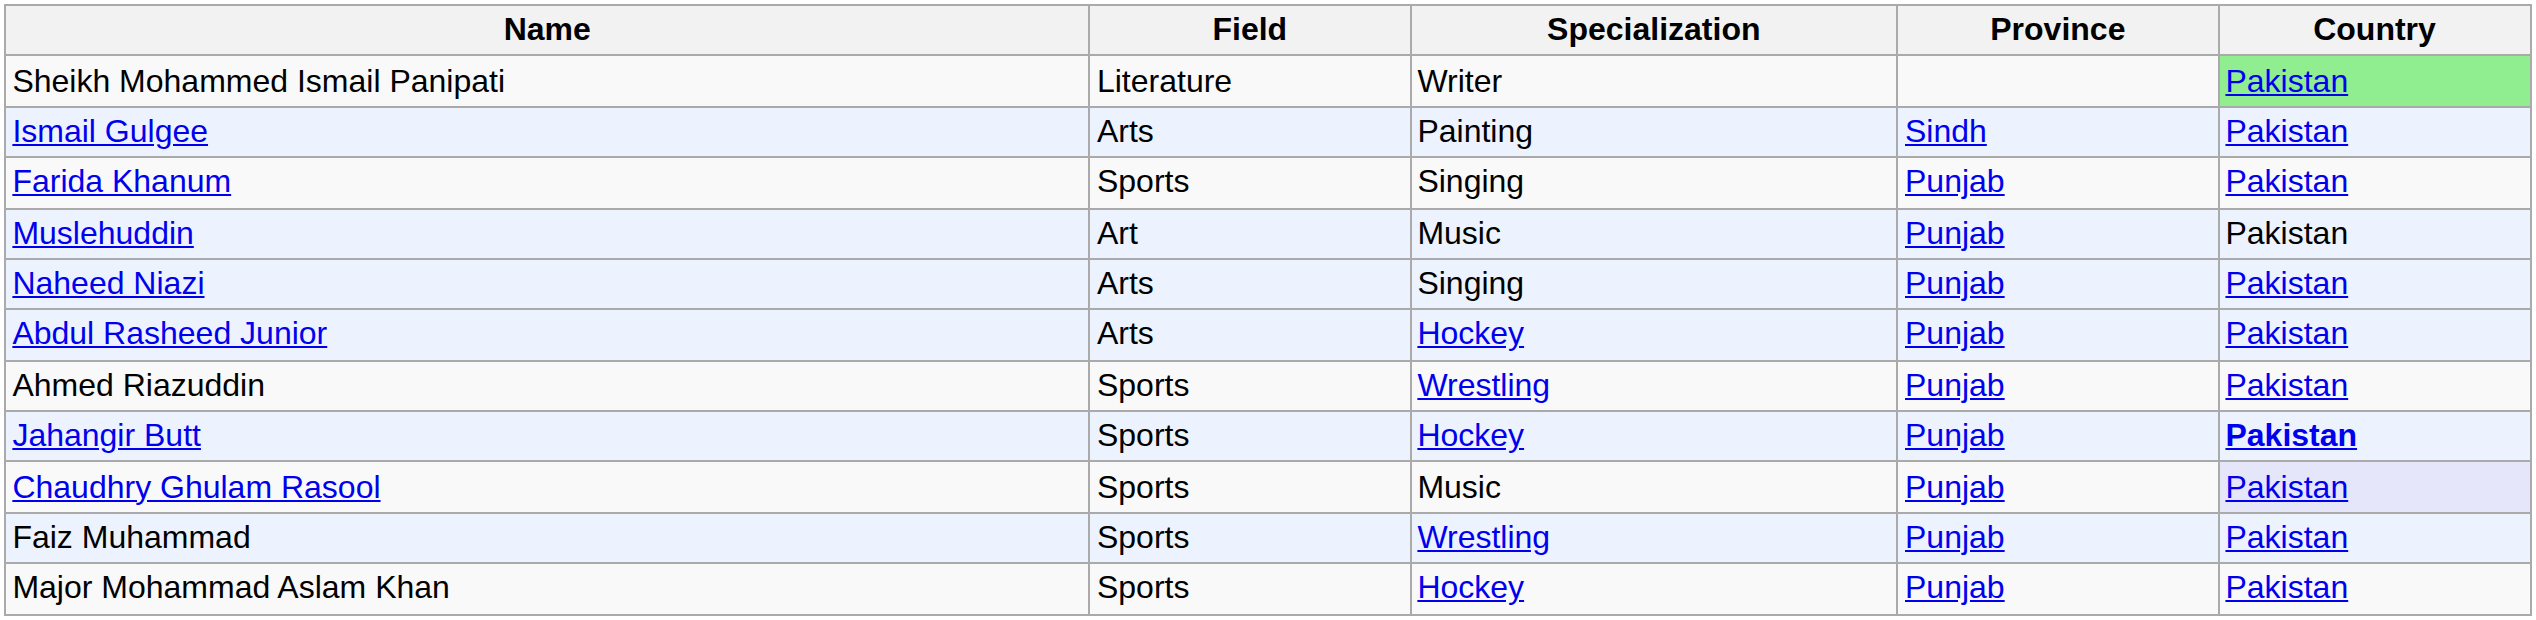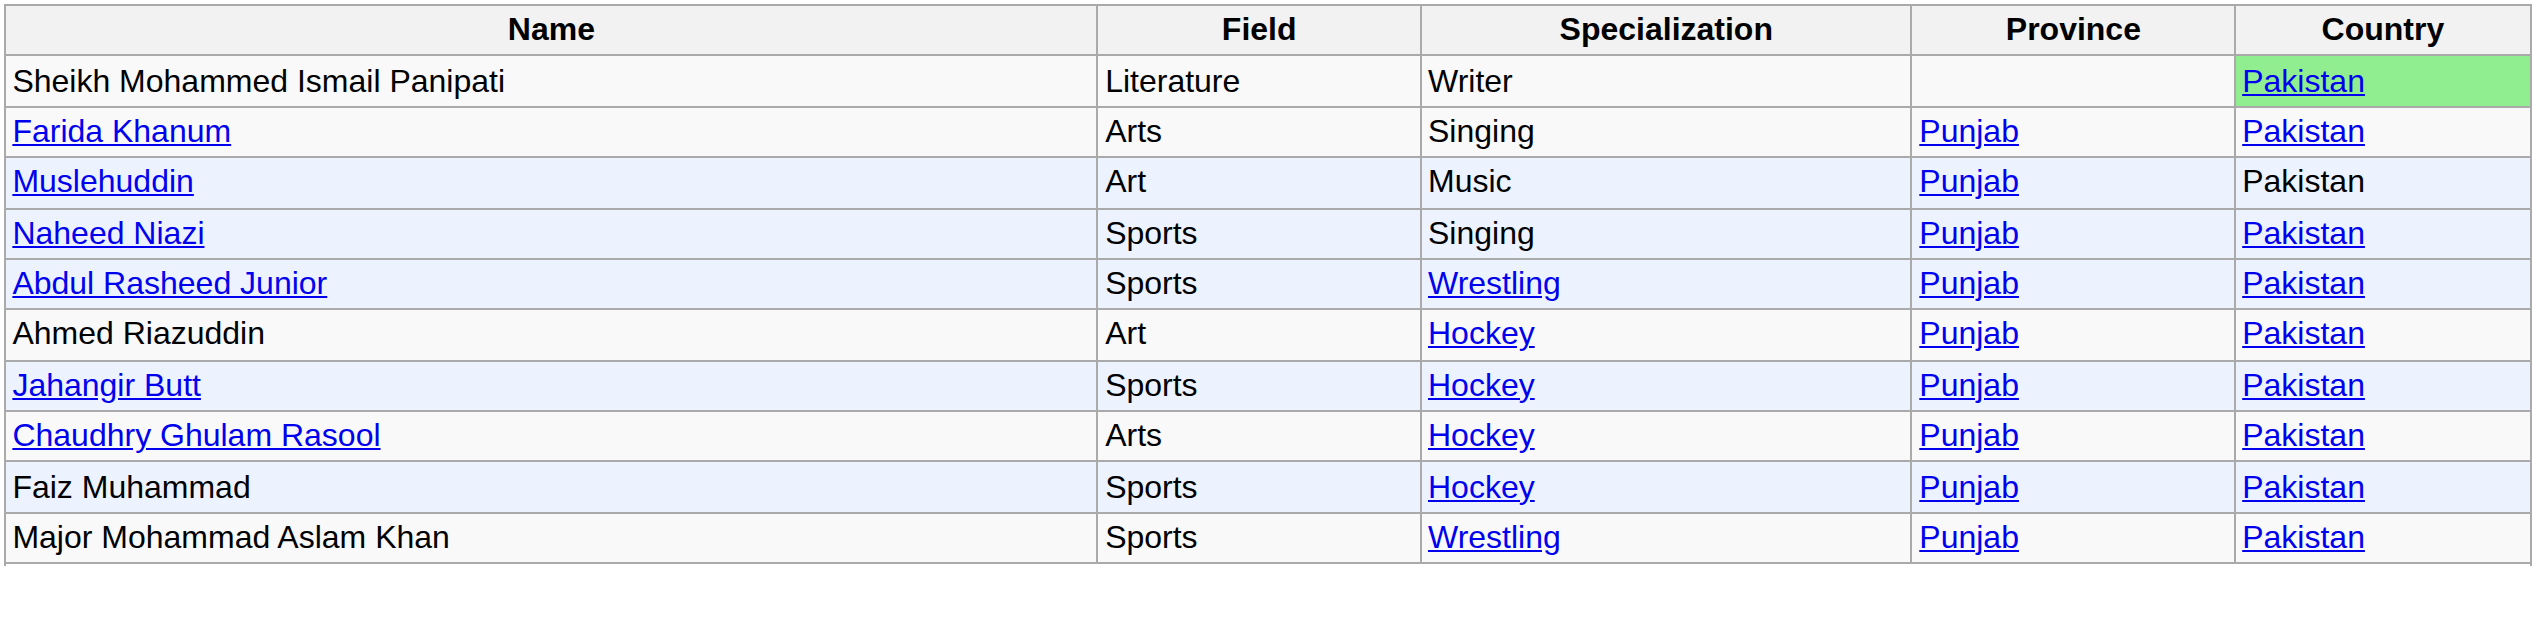- row: (110, 131)
(1143, 182) Sports -> (1134, 131) Arts
(1125, 283) Arts -> (1151, 232) Sports
(1125, 334) Arts -> (1151, 283) Sports
(1471, 334) Hockey -> (1494, 283) Wrestling
(1143, 385) Sports -> (1126, 334) Art
(1484, 385) Wrestling -> (1481, 334) Hockey
(2291, 435) bold -> (2304, 385) normal
(1143, 486) Sports -> (1134, 435) Arts
(1459, 486) Music -> (1481, 435) Hockey
(2287, 486) lavender background -> (2304, 435) no background
(1484, 537) Wrestling -> (1481, 486) Hockey
(1471, 588) Hockey -> (1494, 537) Wrestling
